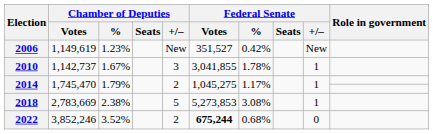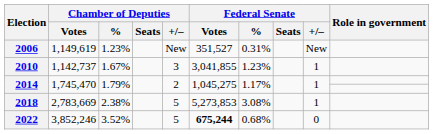(256, 48) 0.42% -> (256, 48) 0.31%
(256, 66) 1.78% -> (256, 66) 1.23%
(176, 119) 2 -> (176, 119) 5
